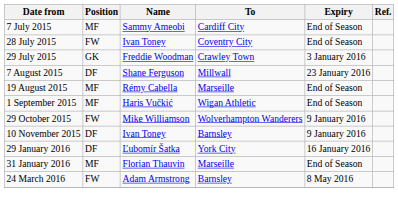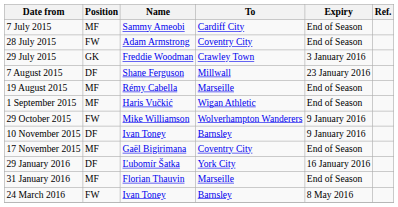(144, 42) Ivan Toney -> (156, 42) Adam Armstrong
+ row: (44, 149)
(156, 179) Adam Armstrong -> (144, 194) Ivan Toney
